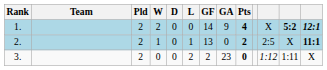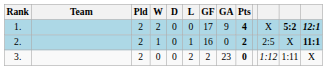(208, 27) 14 -> (208, 27) 17
(208, 42) 13 -> (208, 42) 16
